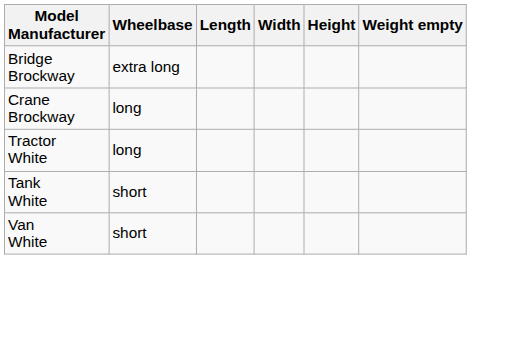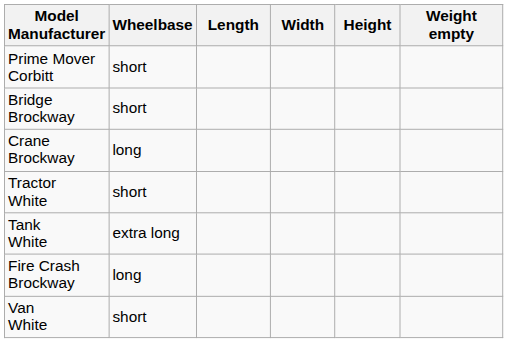+ row: (52, 66)
(146, 66) extra long -> (129, 108) short
(127, 150) long -> (129, 191) short
(129, 191) short -> (146, 233) extra long
+ row: (44, 275)
